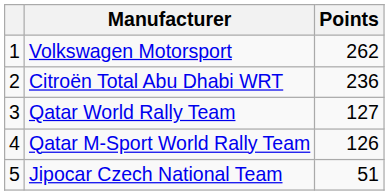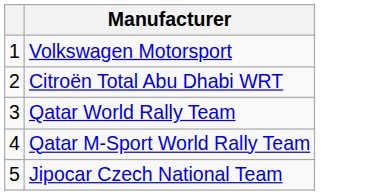- column: (349, 19)
